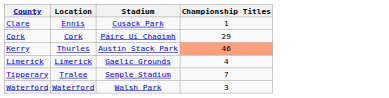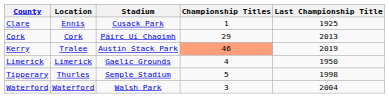+ column: (329, 11)
(73, 49) Thurles -> (73, 49) Tralee
(73, 74) Tralee -> (73, 74) Thurles
(226, 74) 7 -> (226, 74) 5
